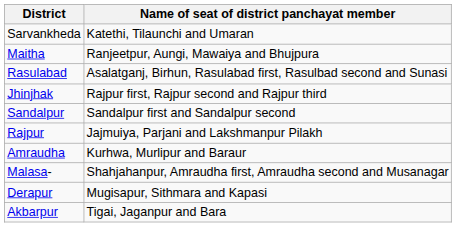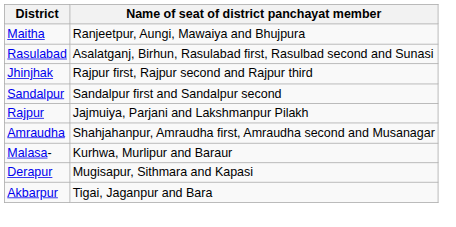- row: (44, 34)
(166, 152) Kurhwa, Murlipur and Baraur -> (254, 133) Shahjahanpur, Amraudha first, Amraudha second and Musanagar
(268, 172) Shahjahanpur, Amraudha first, Amraudha second and Musanagar -> (152, 152) Kurhwa, Murlipur and Baraur
